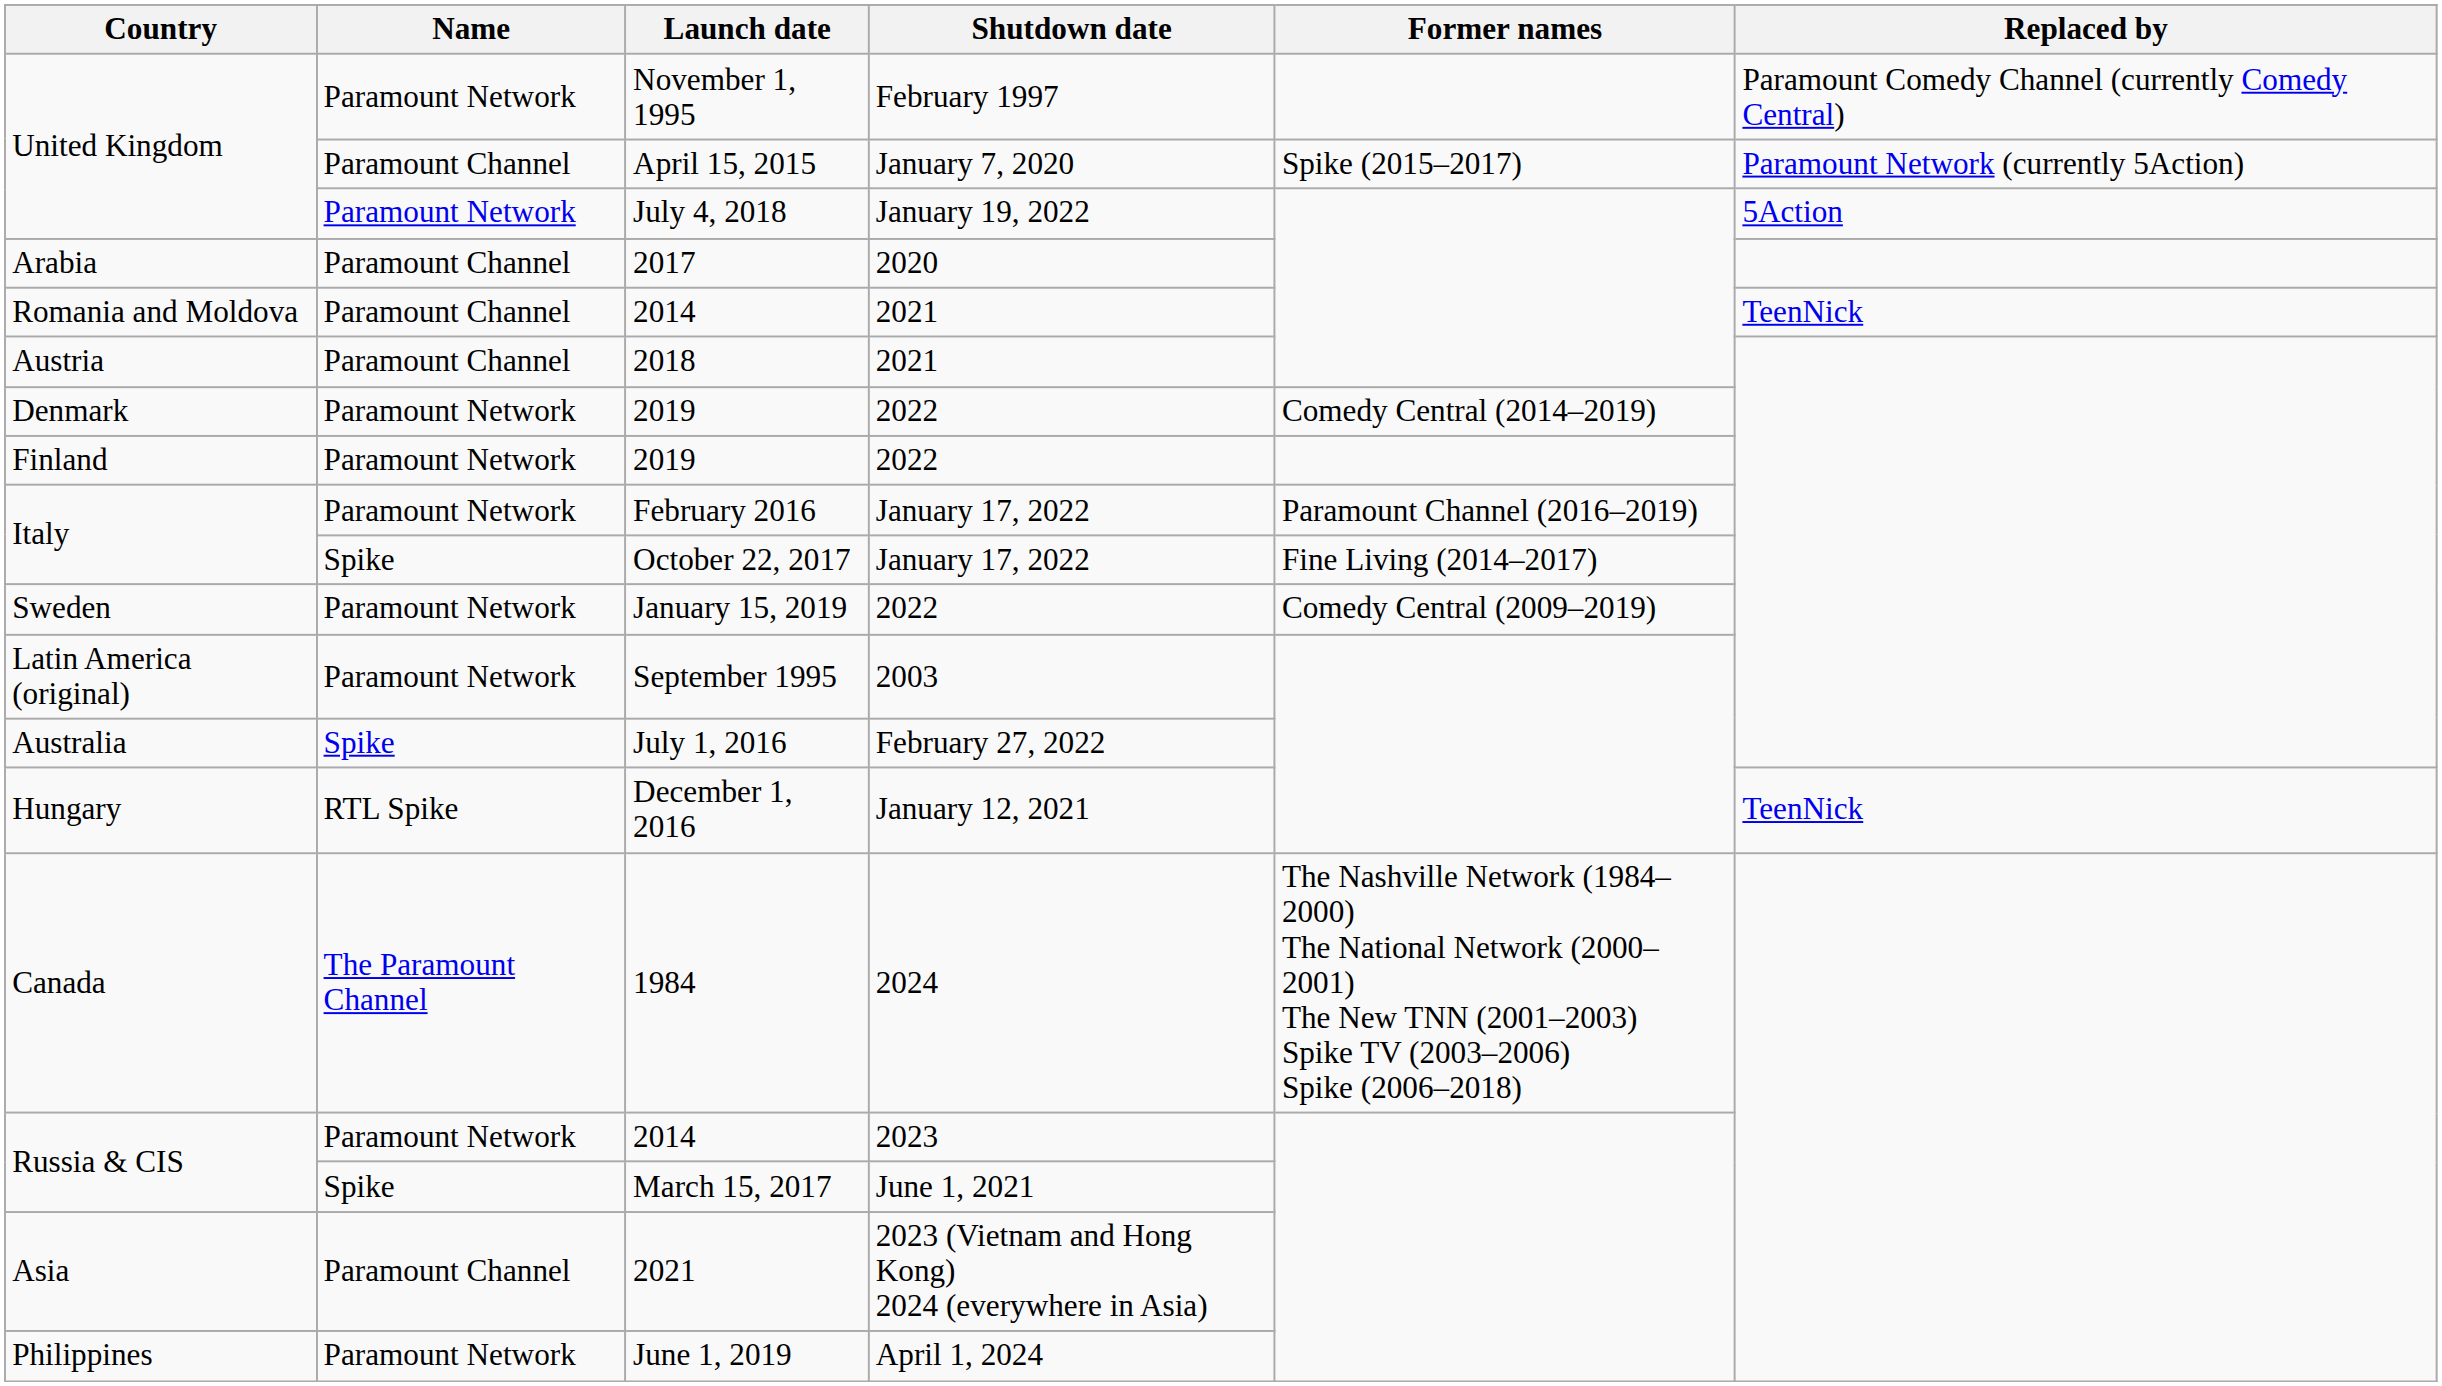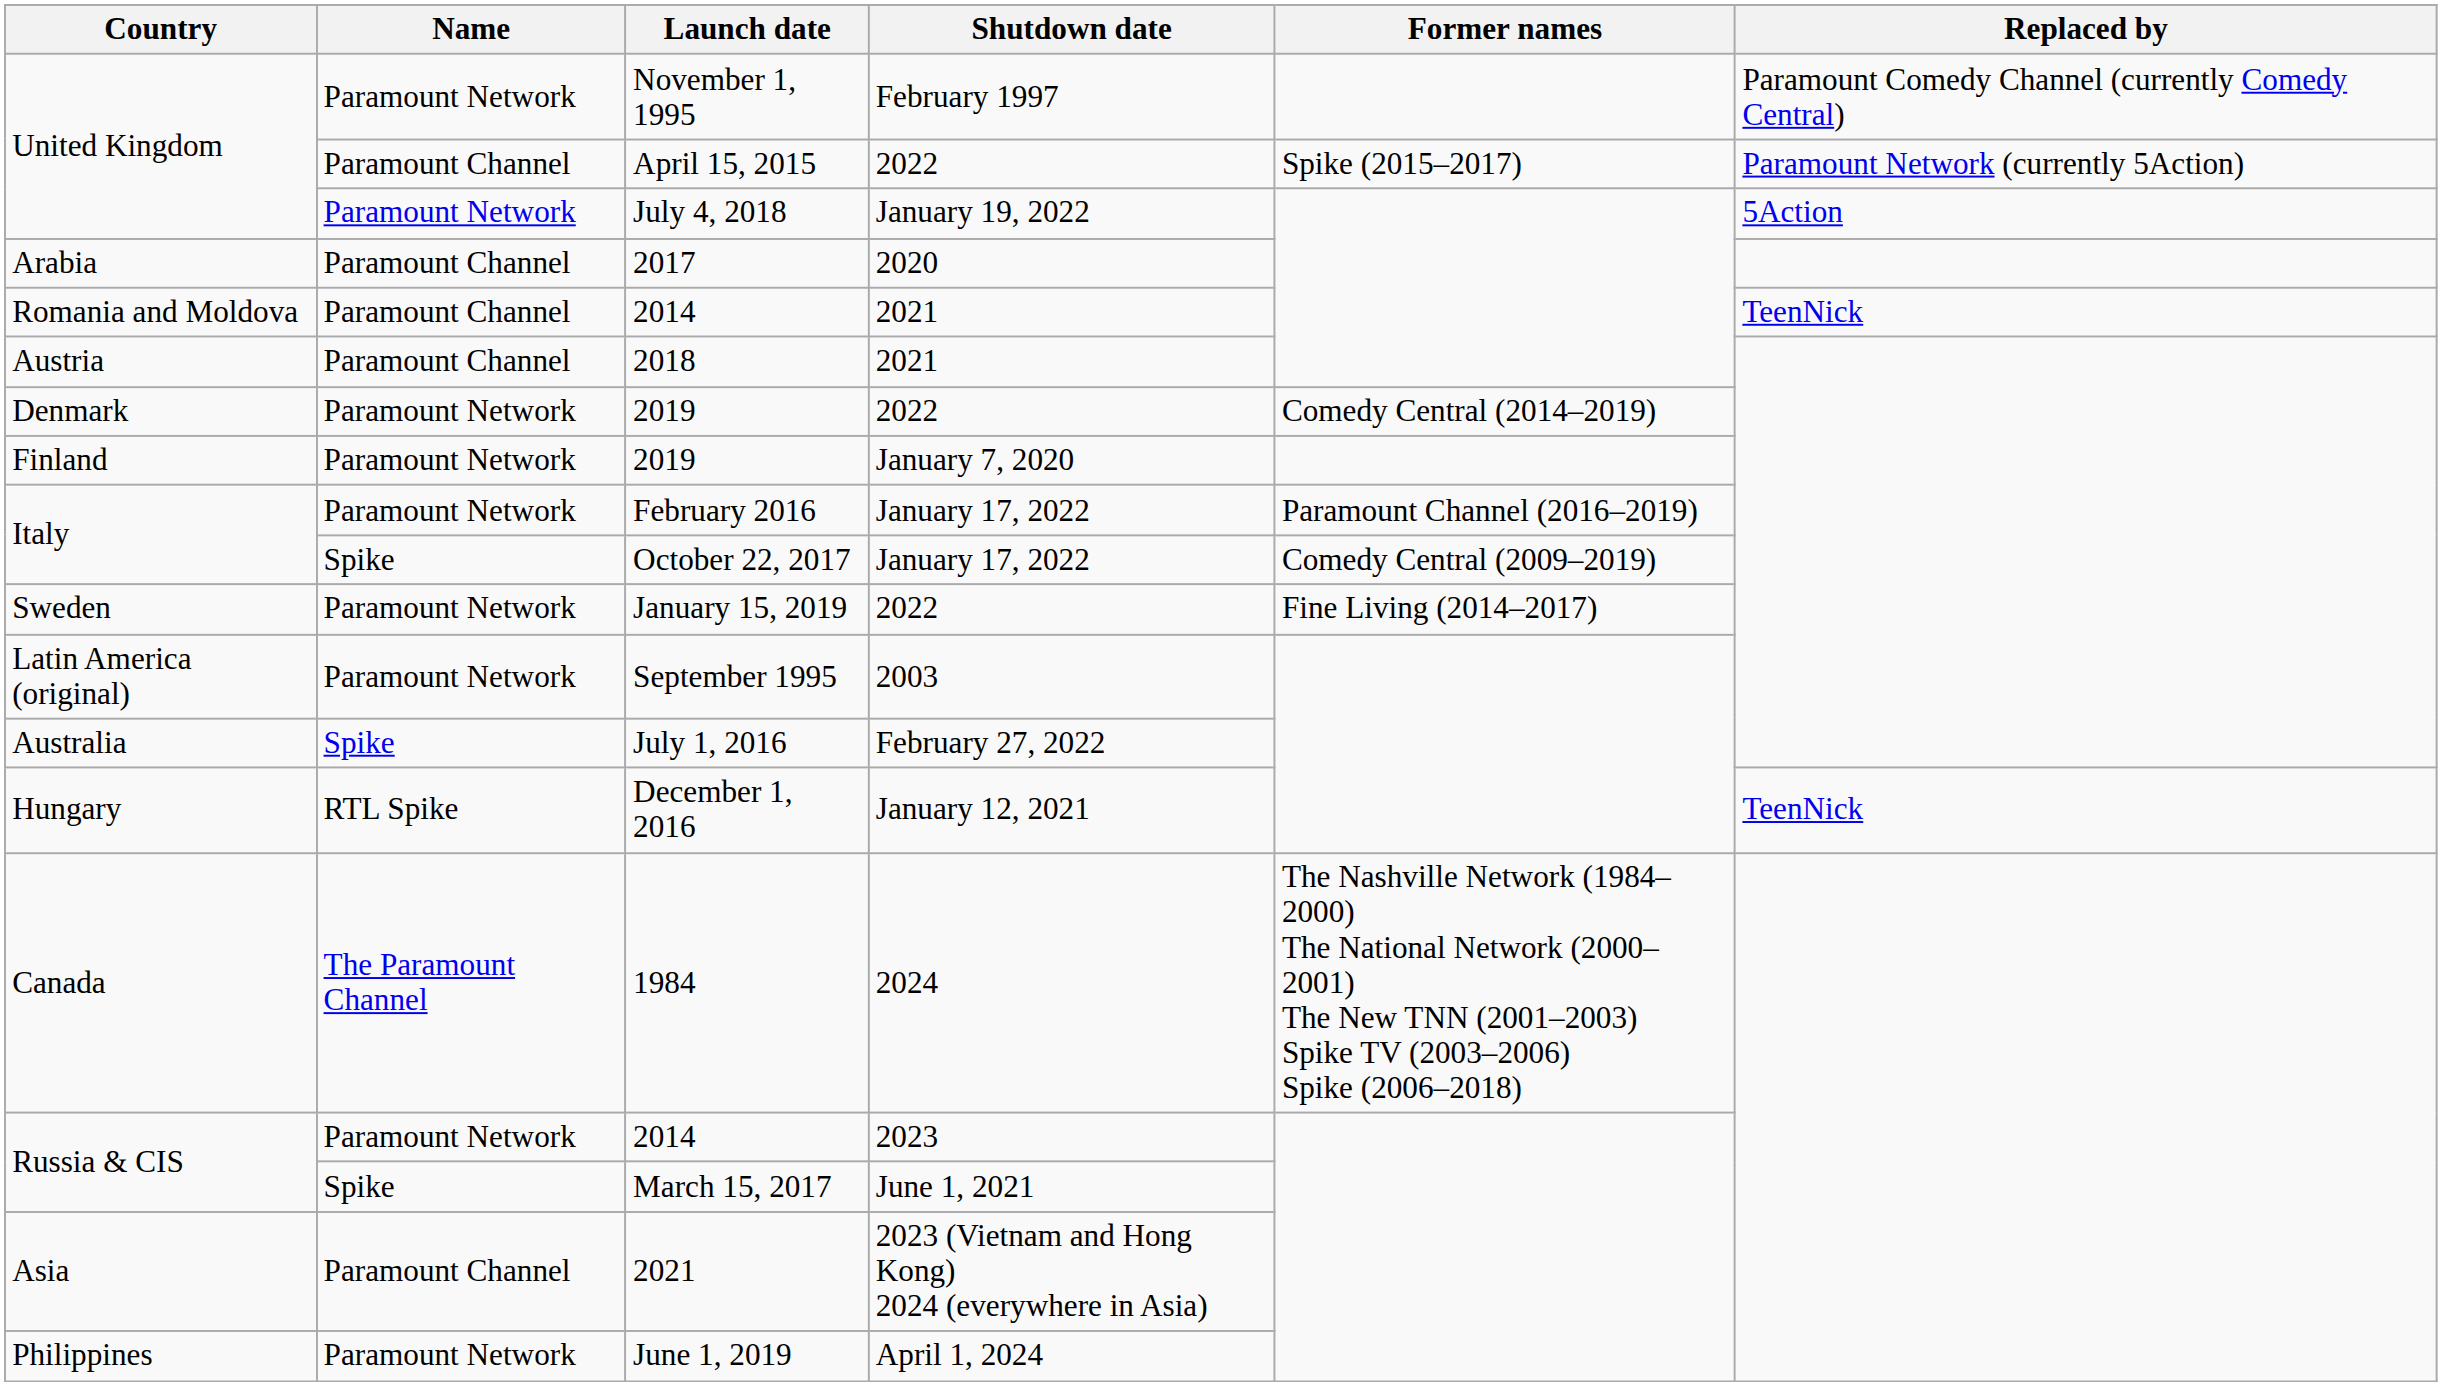(975, 163) January 7, 2020 -> (907, 163) 2022
(907, 460) 2022 -> (975, 460) January 7, 2020
(1440, 559) Fine Living (2014–2017) -> (1469, 559) Comedy Central (2009–2019)
(1469, 608) Comedy Central (2009–2019) -> (1440, 608) Fine Living (2014–2017)
